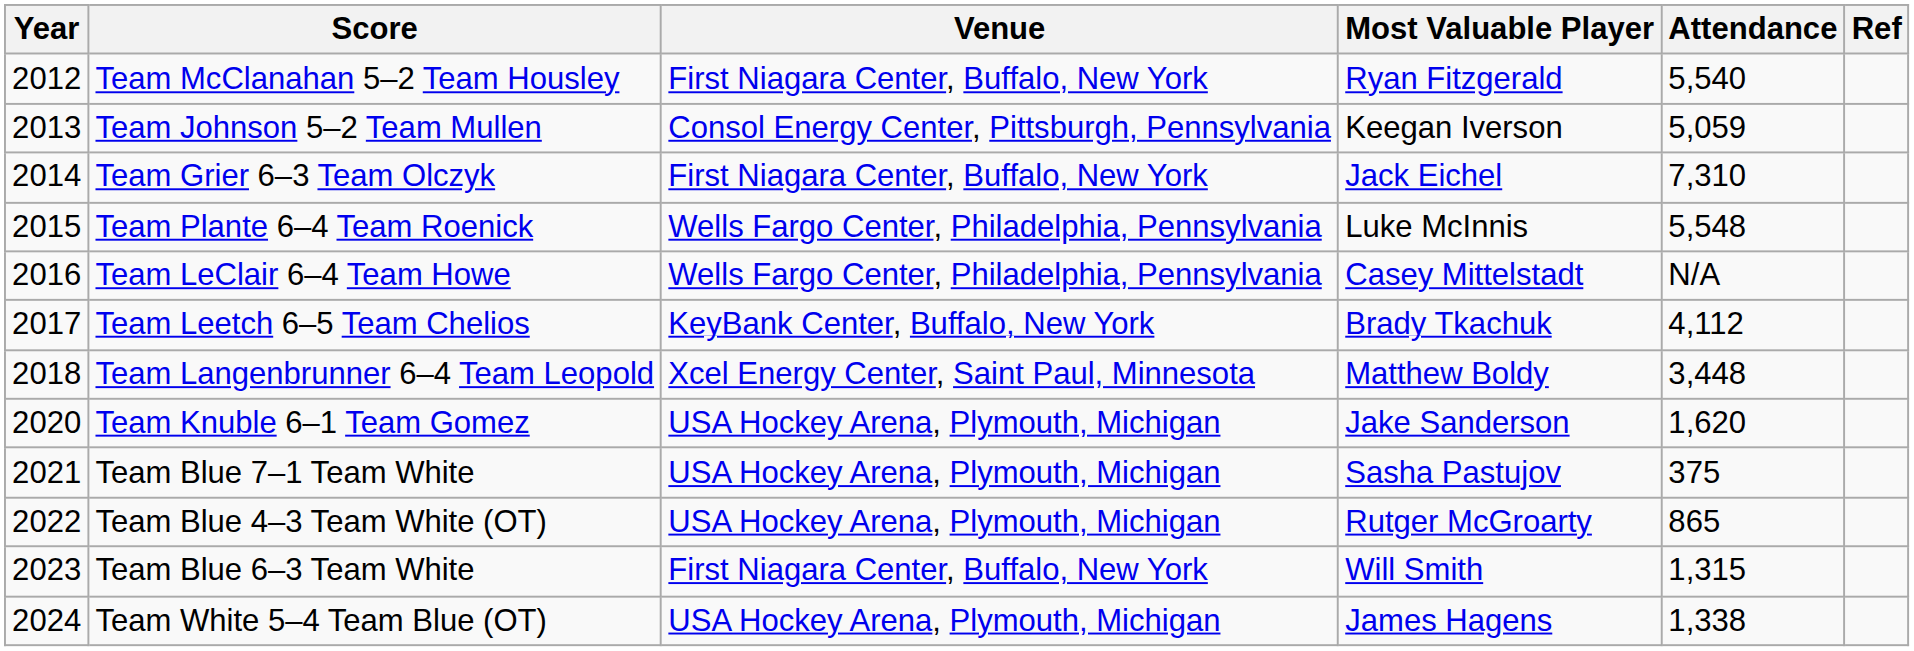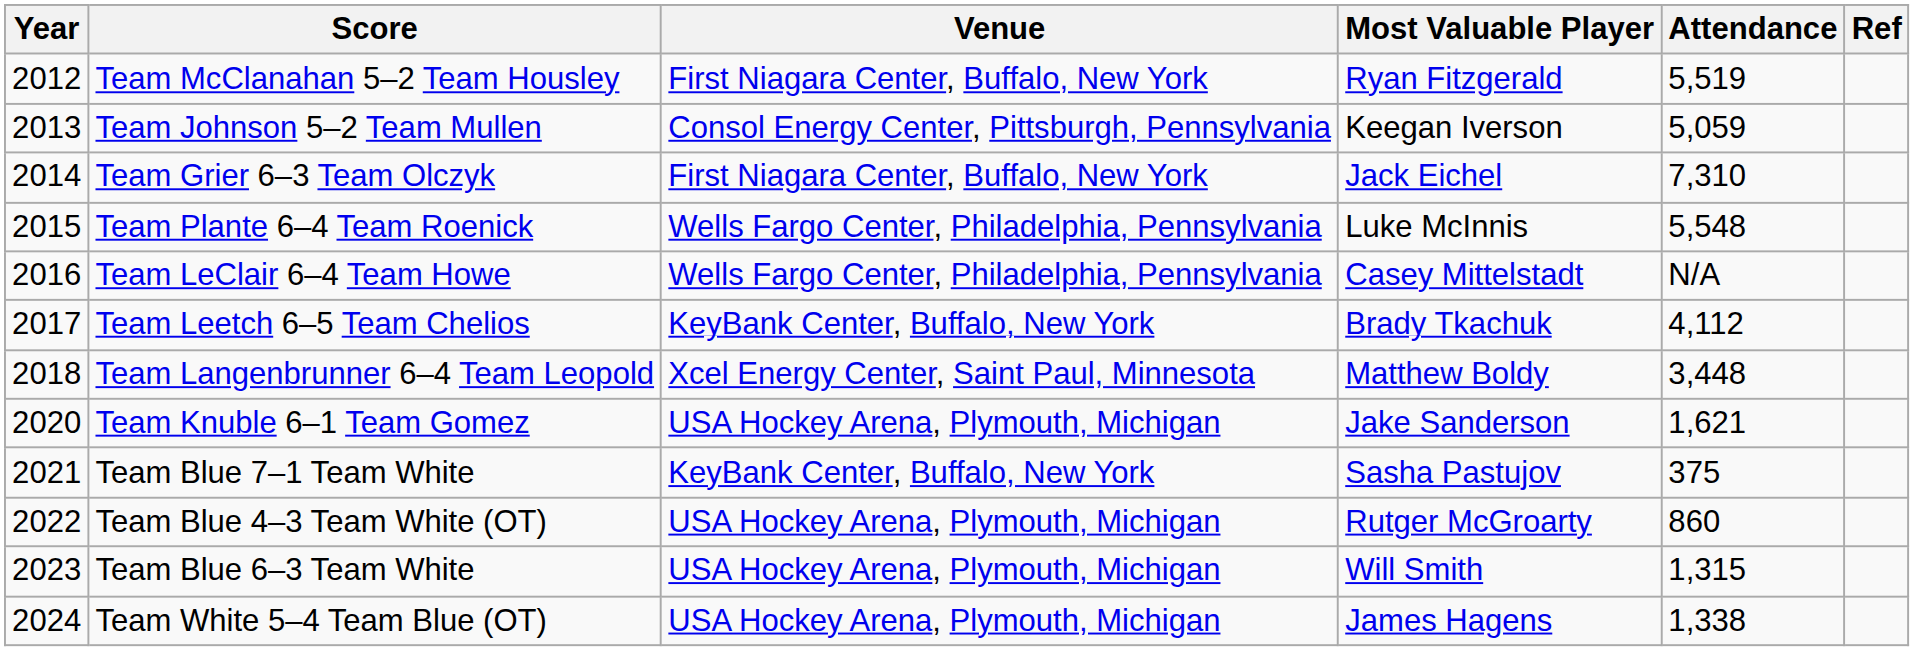(1707, 78) 5,540 -> (1707, 78) 5,519
(1707, 422) 1,620 -> (1707, 422) 1,621
(944, 472) USA Hockey Arena, Plymouth, Michigan -> (911, 472) KeyBank Center, Buffalo, New York
(1694, 521) 865 -> (1694, 521) 860
(938, 570) First Niagara Center, Buffalo, New York -> (944, 570) USA Hockey Arena, Plymouth, Michigan
